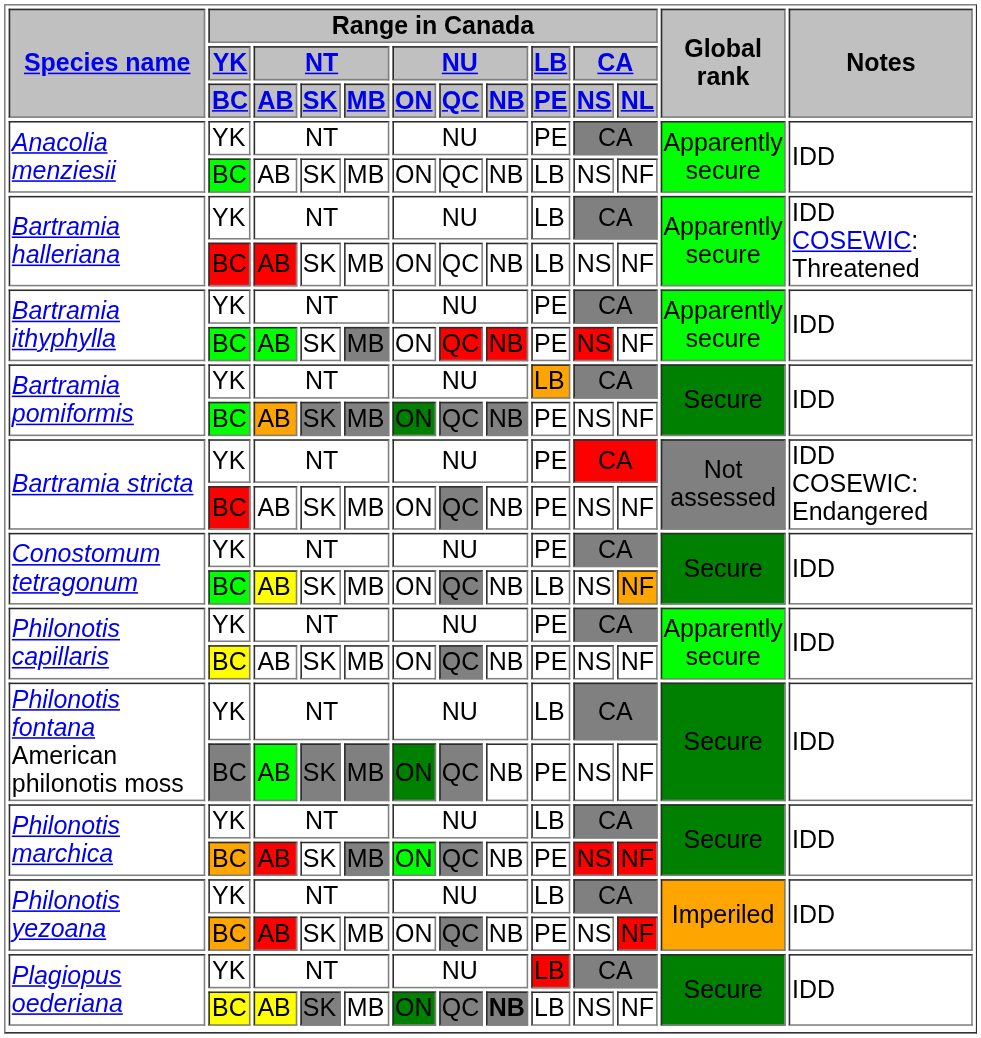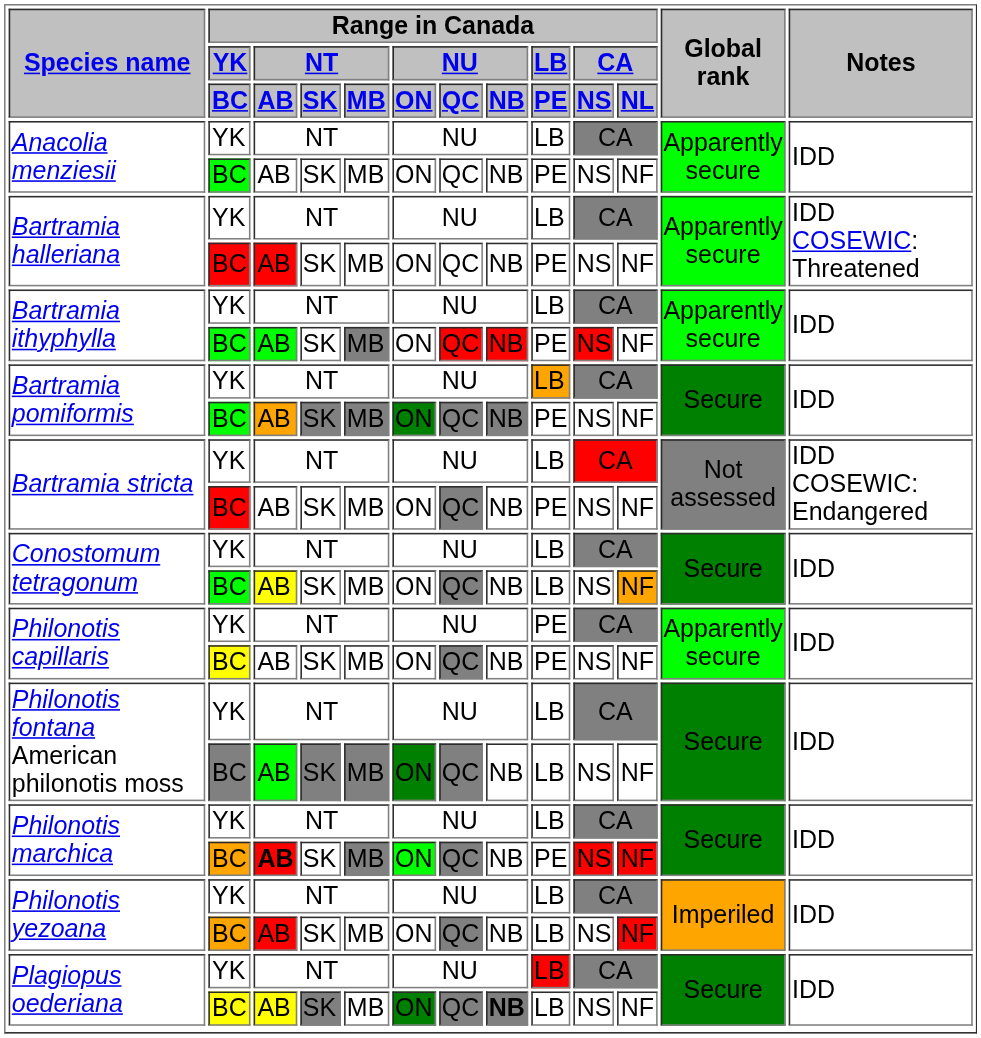(551, 137) PE -> (549, 137) LB
(549, 175) LB -> (551, 175) PE
(549, 264) LB -> (551, 264) PE
(551, 306) PE -> (549, 306) LB
(551, 460) PE -> (549, 460) LB
(551, 549) PE -> (549, 549) LB
(551, 772) PE -> (549, 772) LB
(274, 858) normal -> (275, 858) bold
(551, 933) PE -> (549, 933) LB
